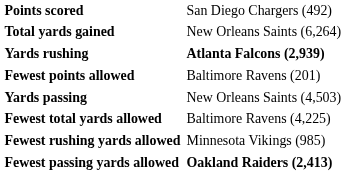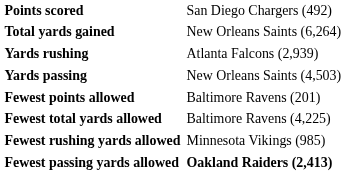(256, 53) bold -> (252, 53) normal
rows swapped: (46, 97) <-> (69, 75)
